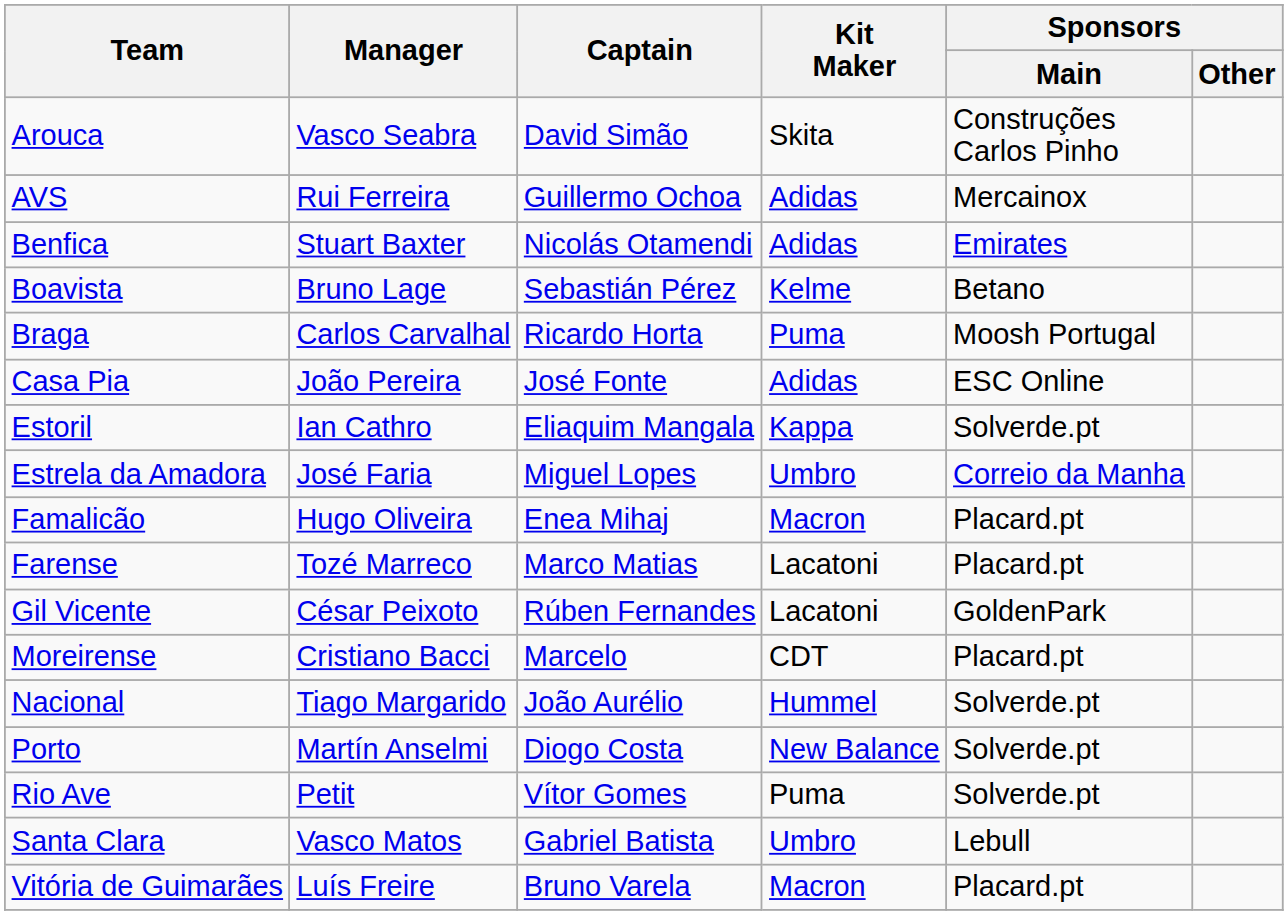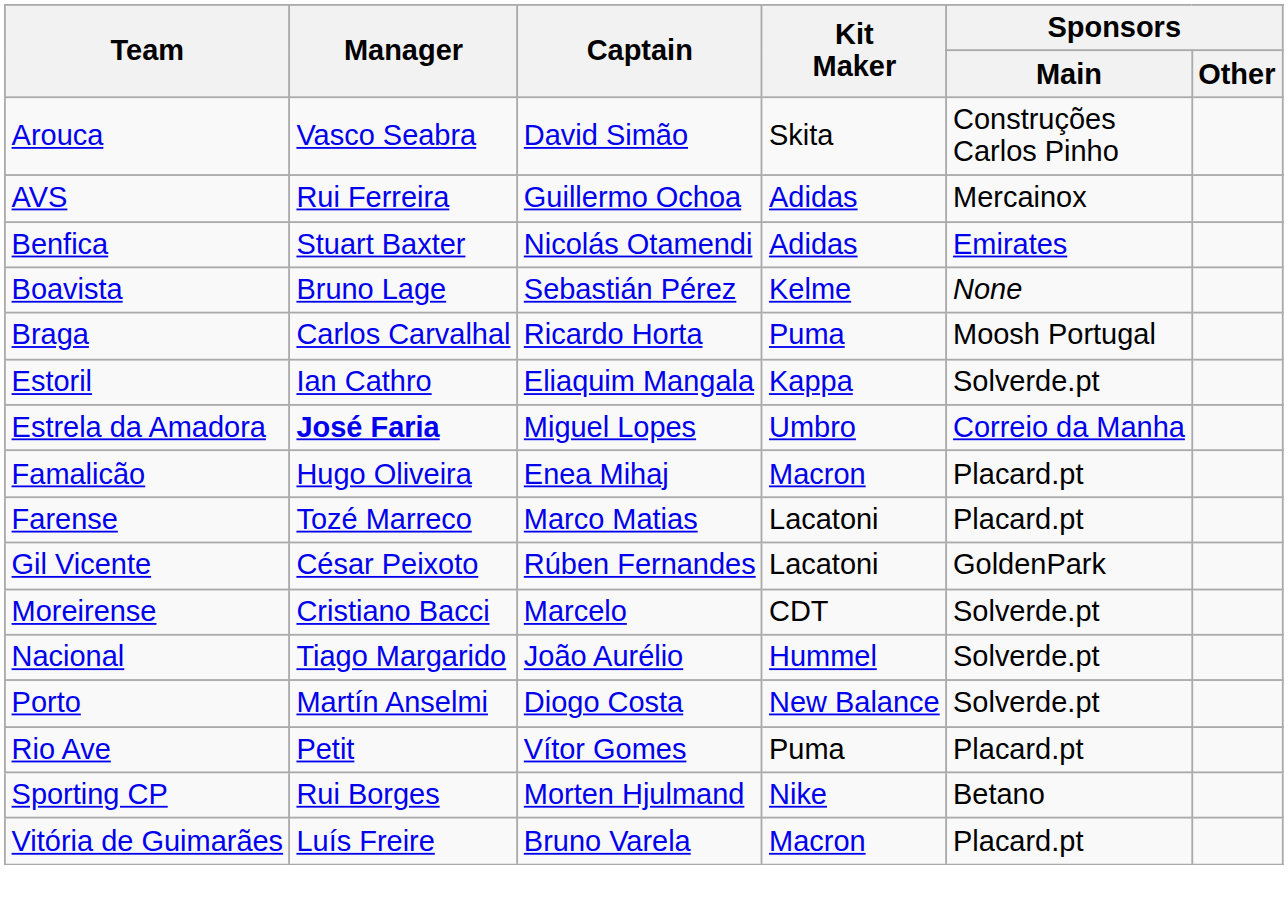(999, 289) Betano -> (988, 289) None
- row: (70, 381)
(364, 473) normal -> (368, 427) bold
(1018, 657) Placard.pt -> (1026, 611) Solverde.pt
(1026, 794) Solverde.pt -> (1018, 748) Placard.pt
- row: (88, 840)
+ row: (90, 794)
